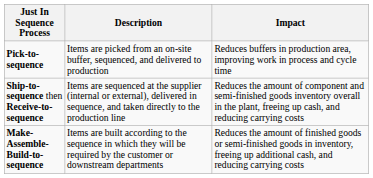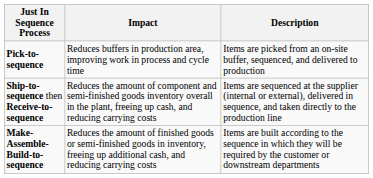columns swapped: (138, 22) <-> (290, 22)
